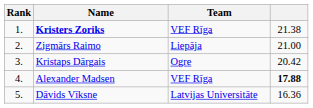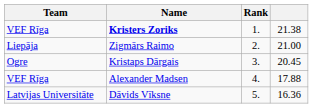columns swapped: (19, 12) <-> (219, 12)
(289, 62) 20.42 -> (289, 62) 20.45
(289, 78) bold -> (289, 78) normal
